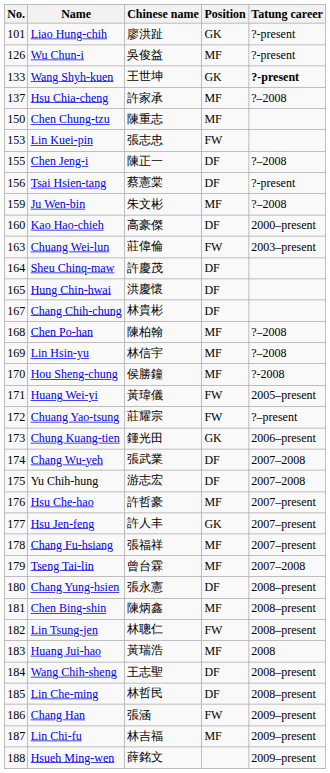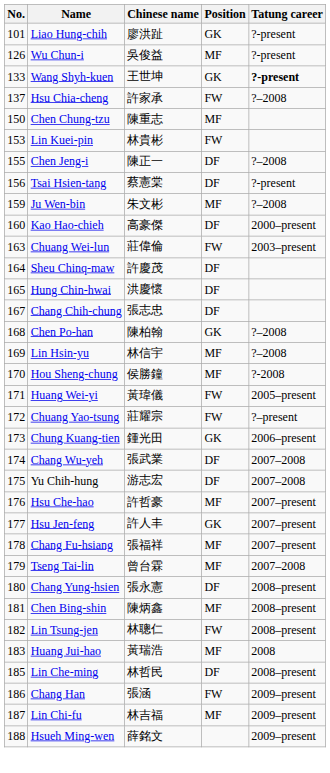(213, 98) MF -> (213, 98) FW
(145, 140) 張志忠 -> (145, 140) 林貴彬
(145, 310) 林貴彬 -> (145, 310) 張志忠
(213, 332) MF -> (213, 332) GK
- row: (74, 672)
